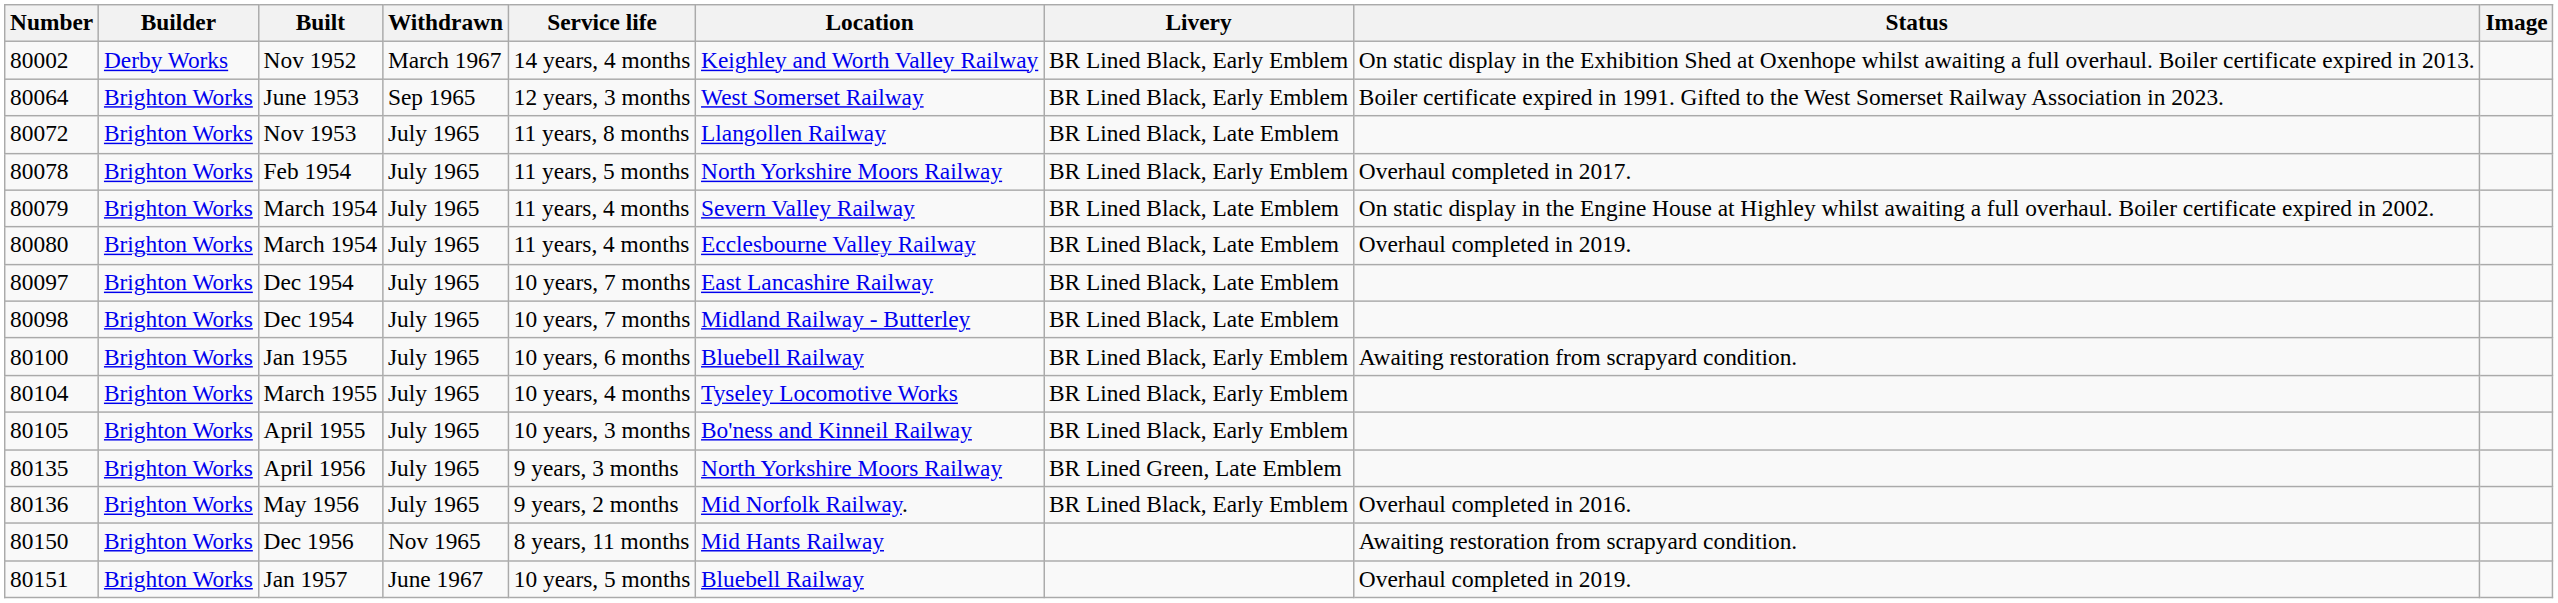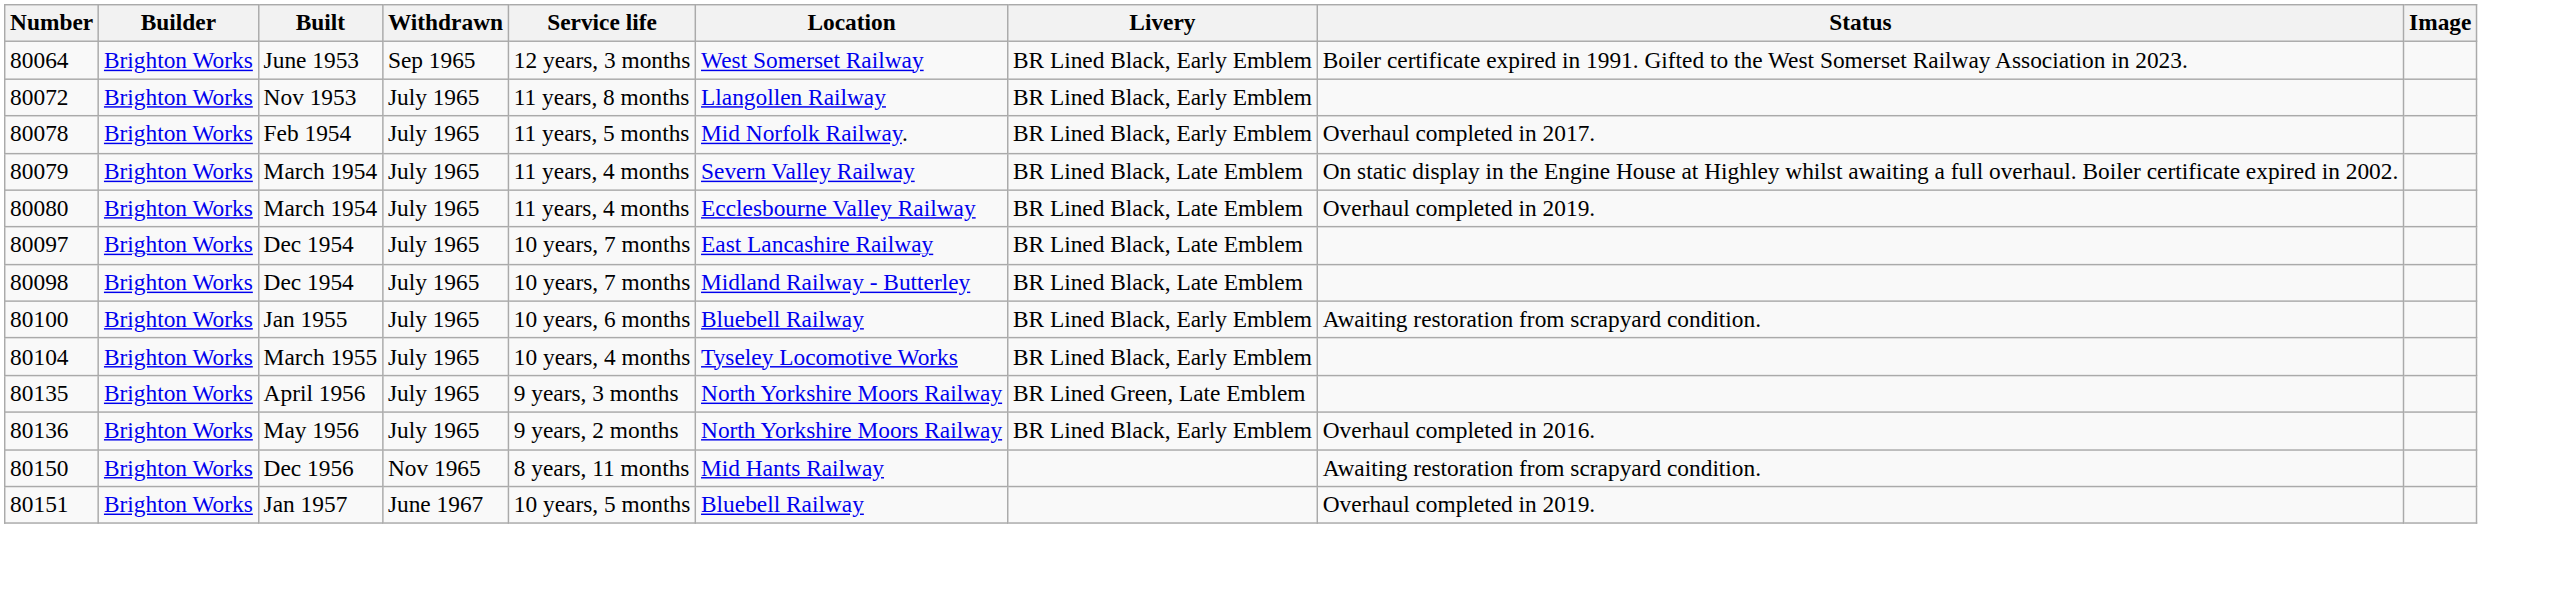- row: (39, 60)
(1194, 134) BR Lined Black, Late Emblem -> (1162, 97) BR Lined Black, Early Emblem
(852, 171) North Yorkshire Moors Railway -> (804, 134) Mid Norfolk Railway.
- row: (39, 430)
(804, 504) Mid Norfolk Railway. -> (852, 430) North Yorkshire Moors Railway
